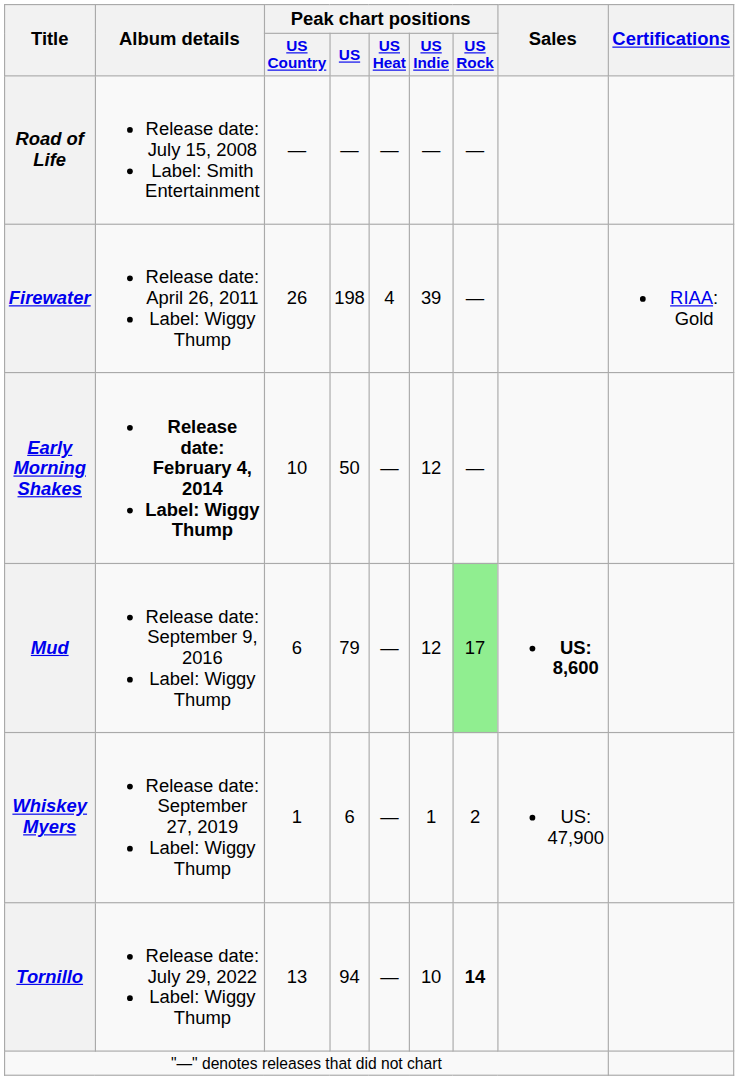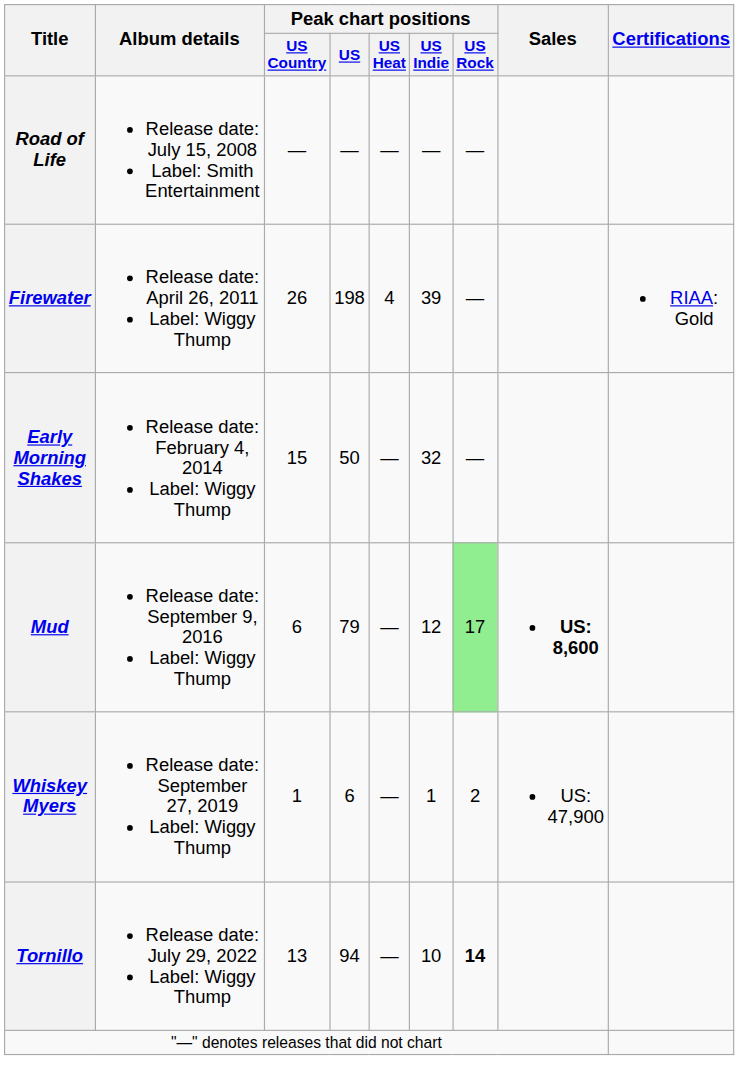(179, 479) bold -> (179, 468) normal
(297, 468) 10 -> (297, 457) 15
(431, 468) 12 -> (431, 457) 32
